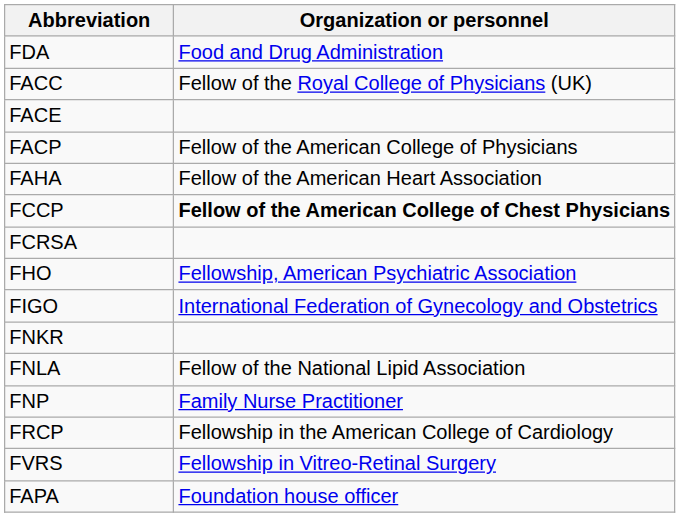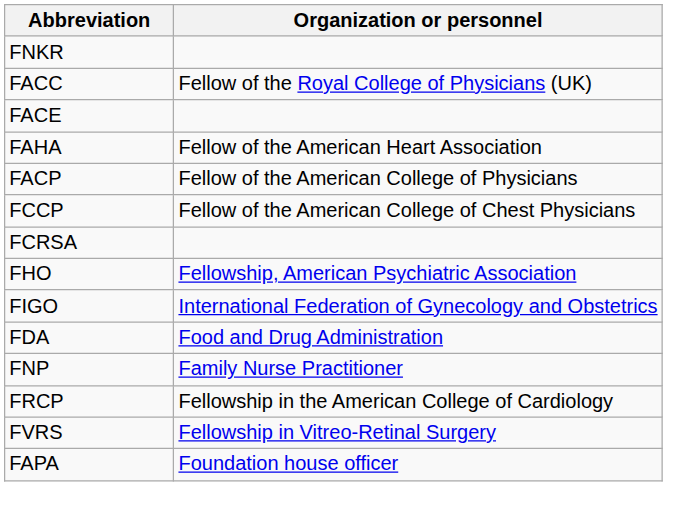rows swapped: (29, 52) <-> (36, 337)
rows swapped: (35, 147) <-> (35, 178)
(424, 210) bold -> (407, 210) normal
- row: (35, 369)
